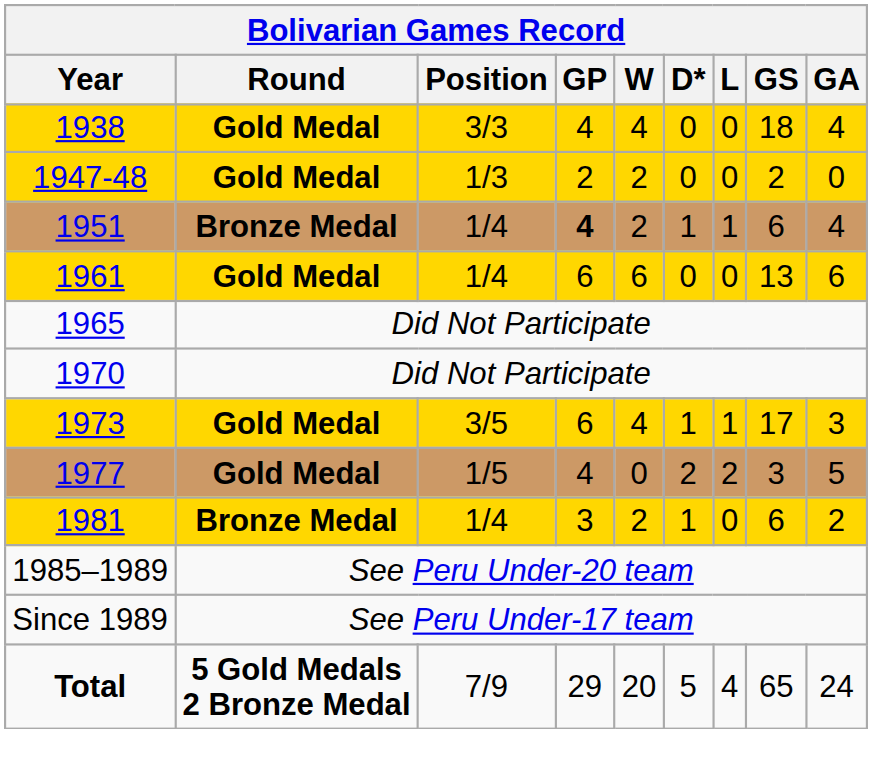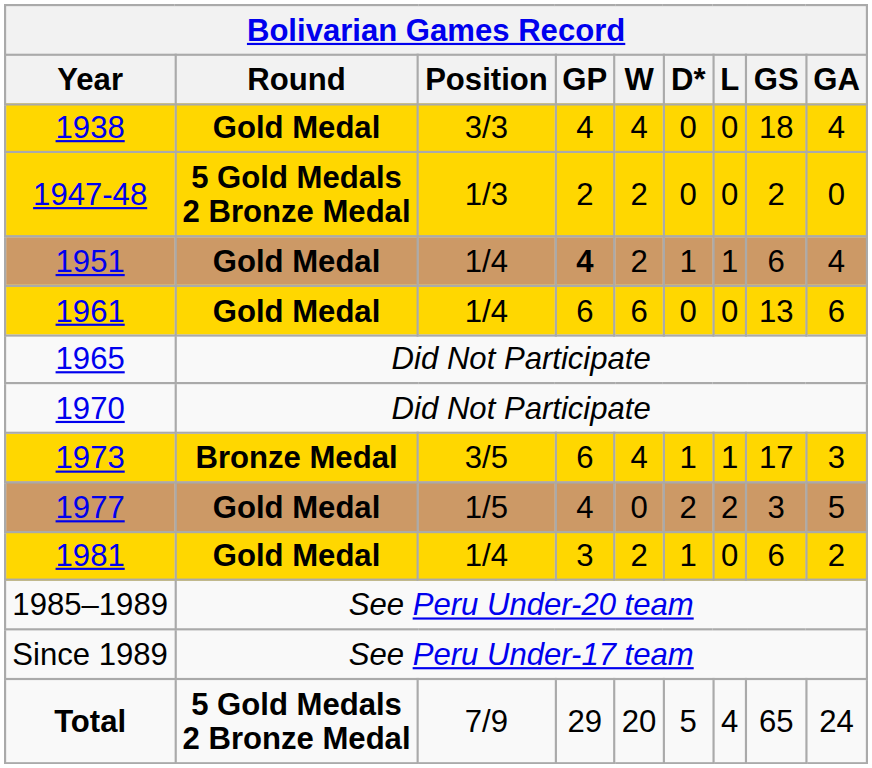(297, 177) Gold Medal -> (297, 195) 5 Gold Medals 2 Bronze Medal
(297, 227) Bronze Medal -> (297, 261) Gold Medal
(297, 423) Gold Medal -> (297, 458) Bronze Medal
(297, 521) Bronze Medal -> (297, 556) Gold Medal
